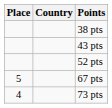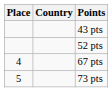- row: (90, 29)
(19, 78) 5 -> (19, 62) 4
(19, 95) 4 -> (19, 78) 5
